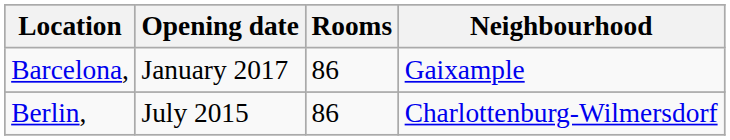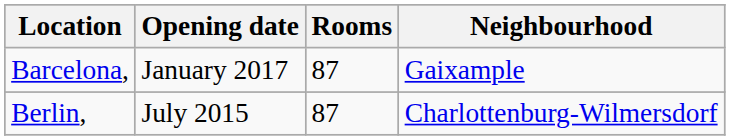(325, 69) 86 -> (325, 69) 87
(325, 112) 86 -> (325, 112) 87
